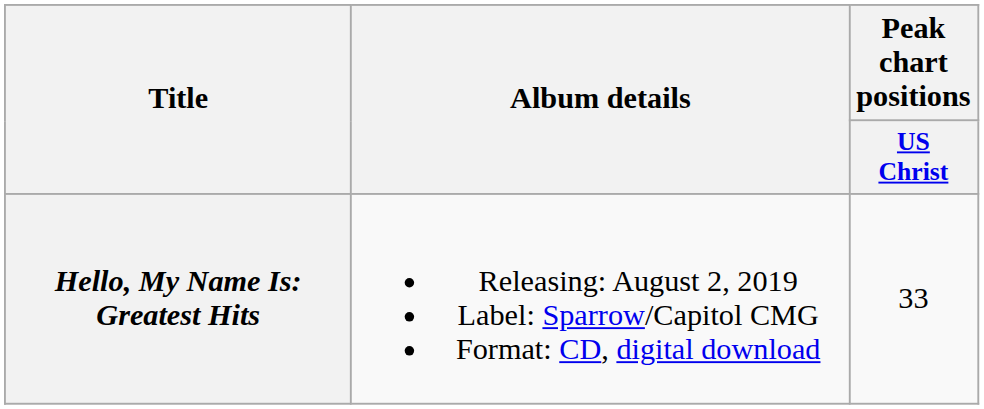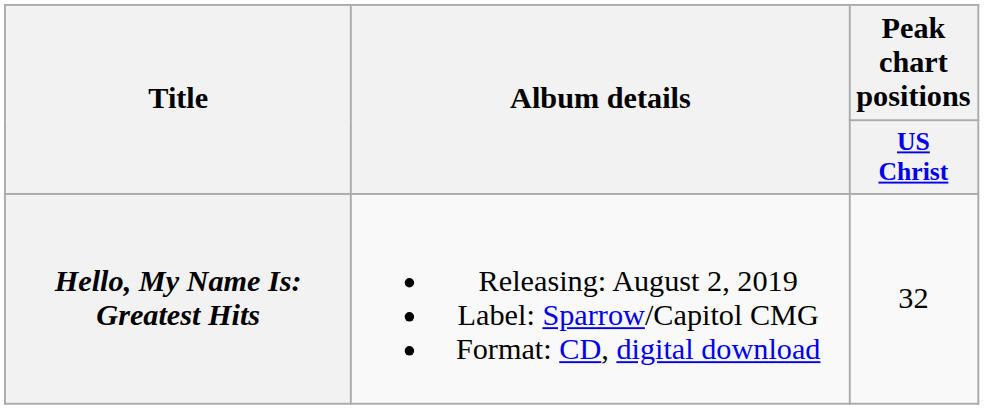(913, 298) 33 -> (913, 298) 32
